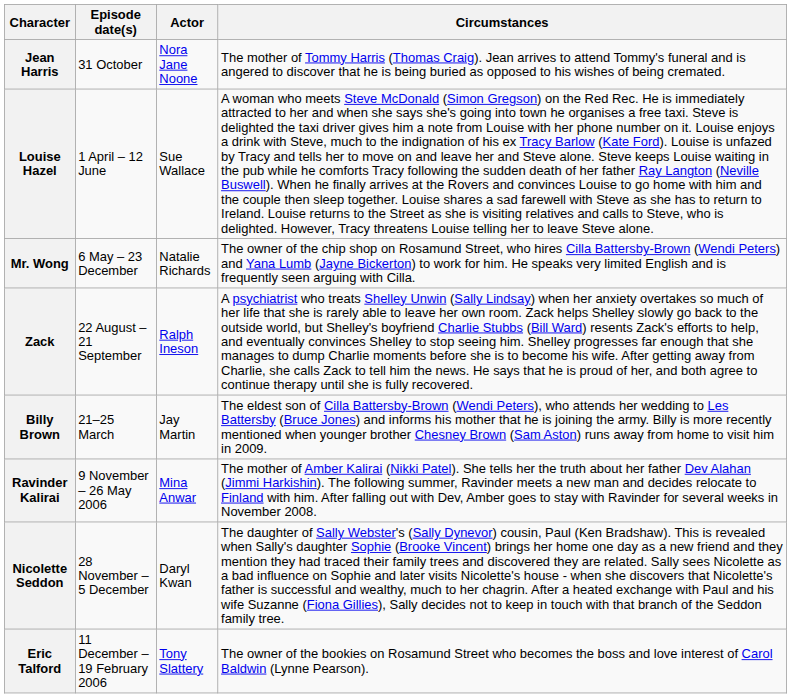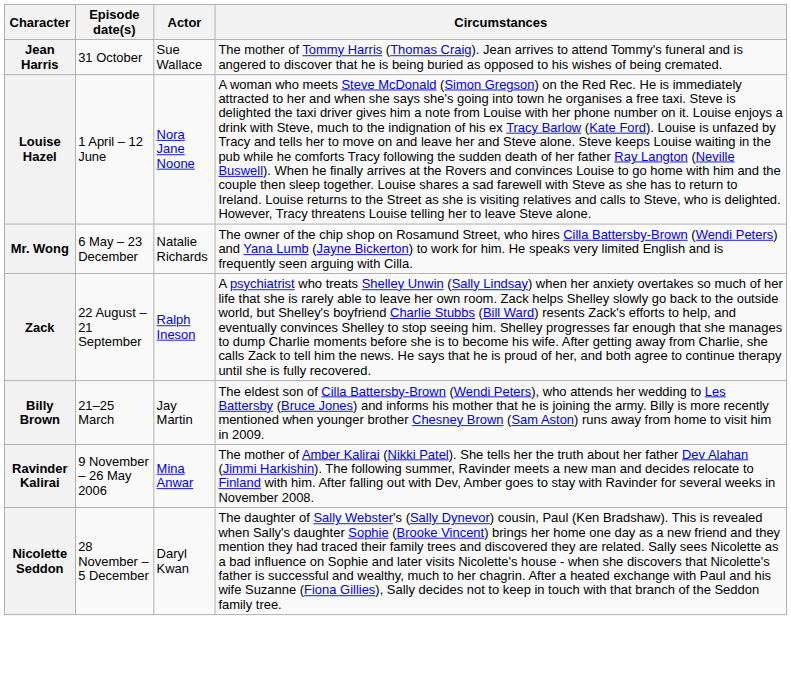(178, 64) Nora Jane Noone -> (179, 57) Sue Wallace
(182, 164) Sue Wallace -> (176, 150) Nora Jane Noone
- row: (40, 661)
